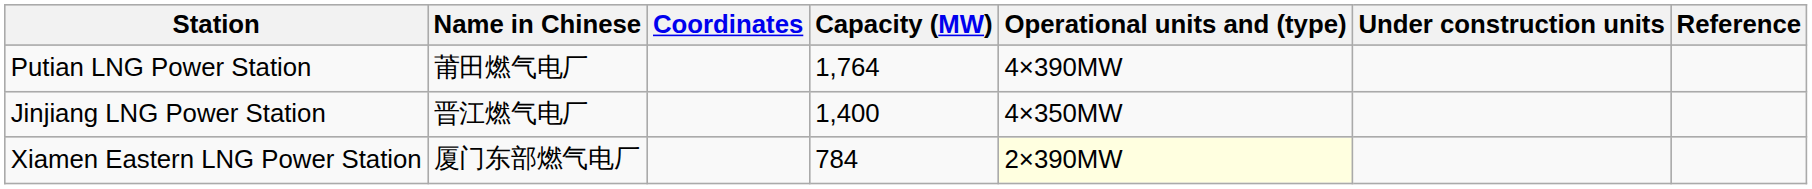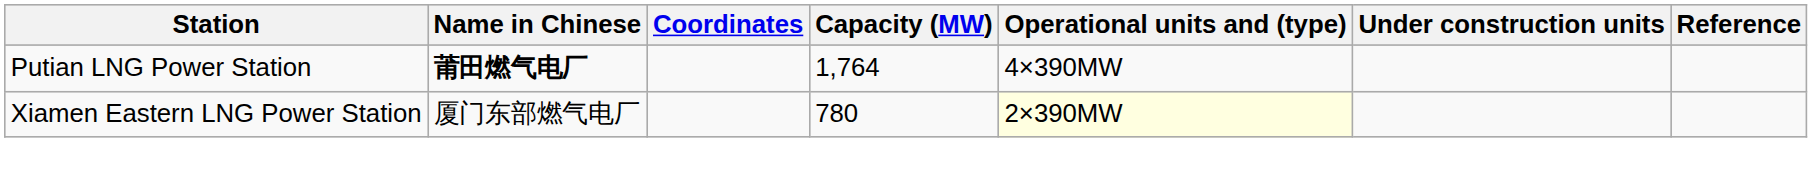(511, 67) normal -> (511, 67) bold
- row: (168, 113)
(837, 159) 784 -> (837, 113) 780
